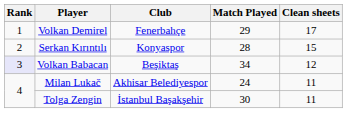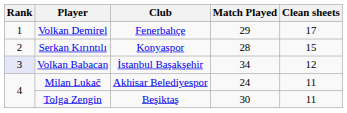(160, 64) Beşiktaş -> (160, 64) İstanbul Başakşehir
(160, 99) İstanbul Başakşehir -> (160, 99) Beşiktaş
